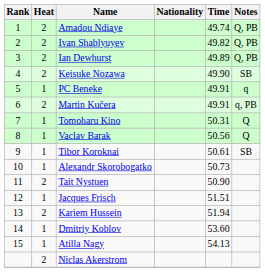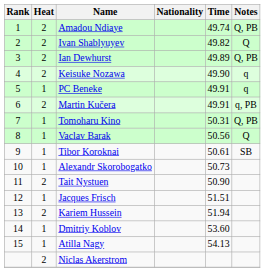(246, 43) Q, PB -> (246, 43) Q
(246, 74) SB -> (246, 74) q
(246, 120) Q -> (246, 120) Q, PB
